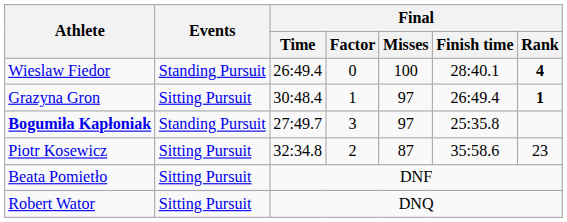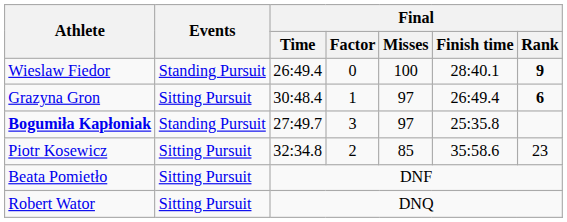(540, 71) 4 -> (540, 71) 9
(540, 97) 1 -> (540, 97) 6
(406, 151) 87 -> (406, 151) 85
